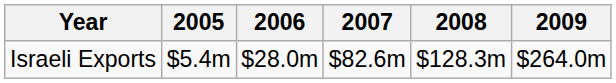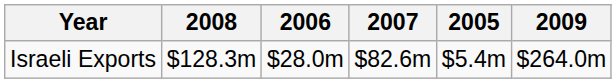columns swapped: (199, 22) <-> (461, 22)
